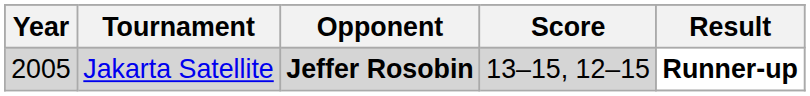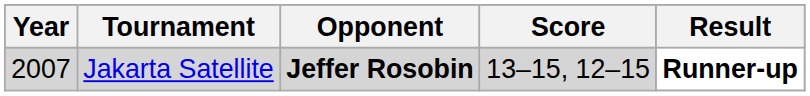(41, 69) 2005 -> (41, 69) 2007
